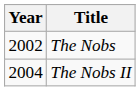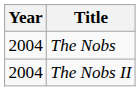(26, 45) 2002 -> (26, 45) 2004
